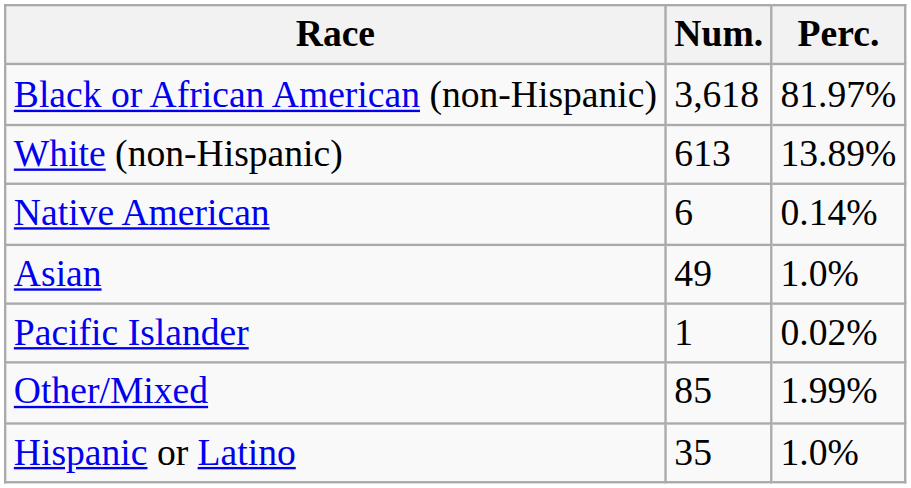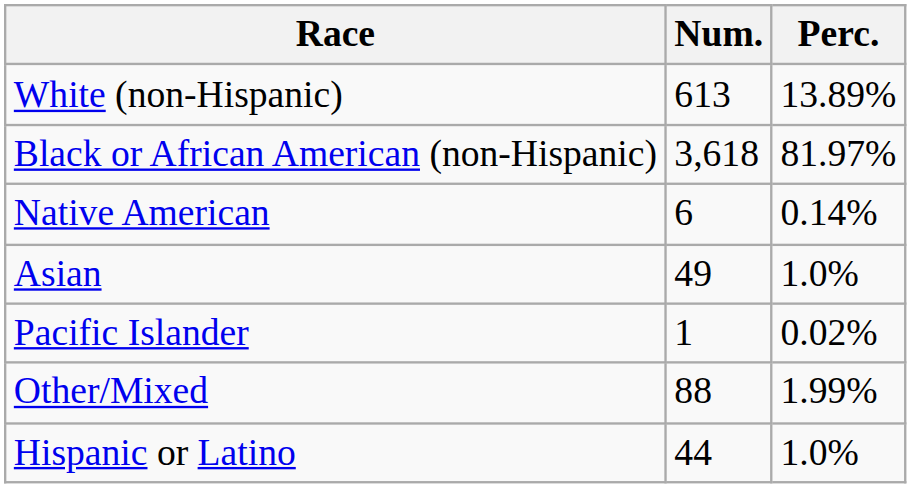rows swapped: (178, 153) <-> (335, 93)
(693, 392) 85 -> (693, 392) 88
(693, 451) 35 -> (693, 451) 44
